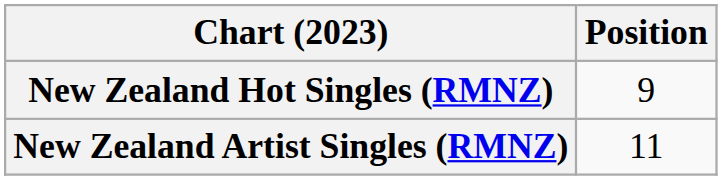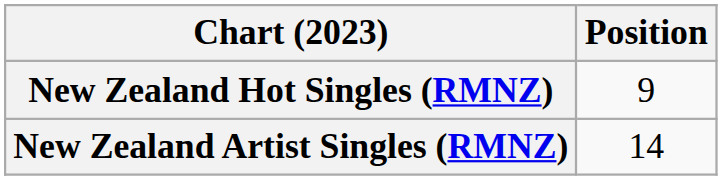(646, 145) 11 -> (646, 145) 14
